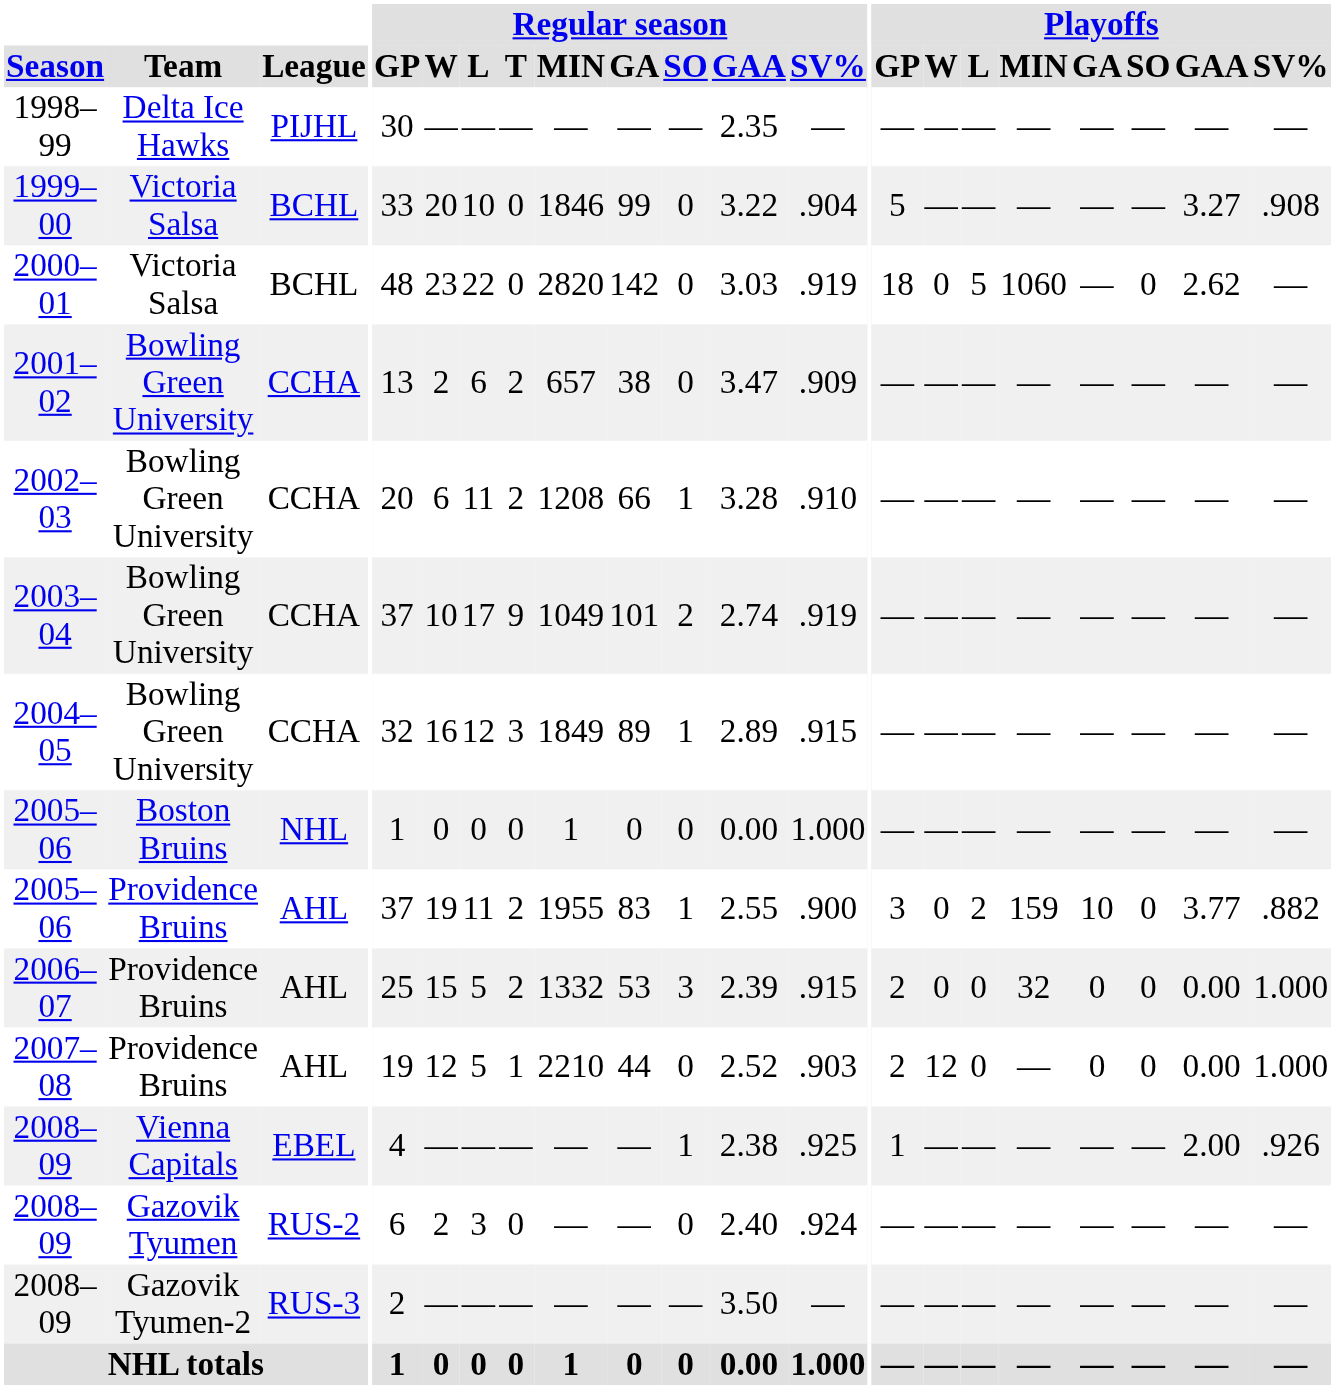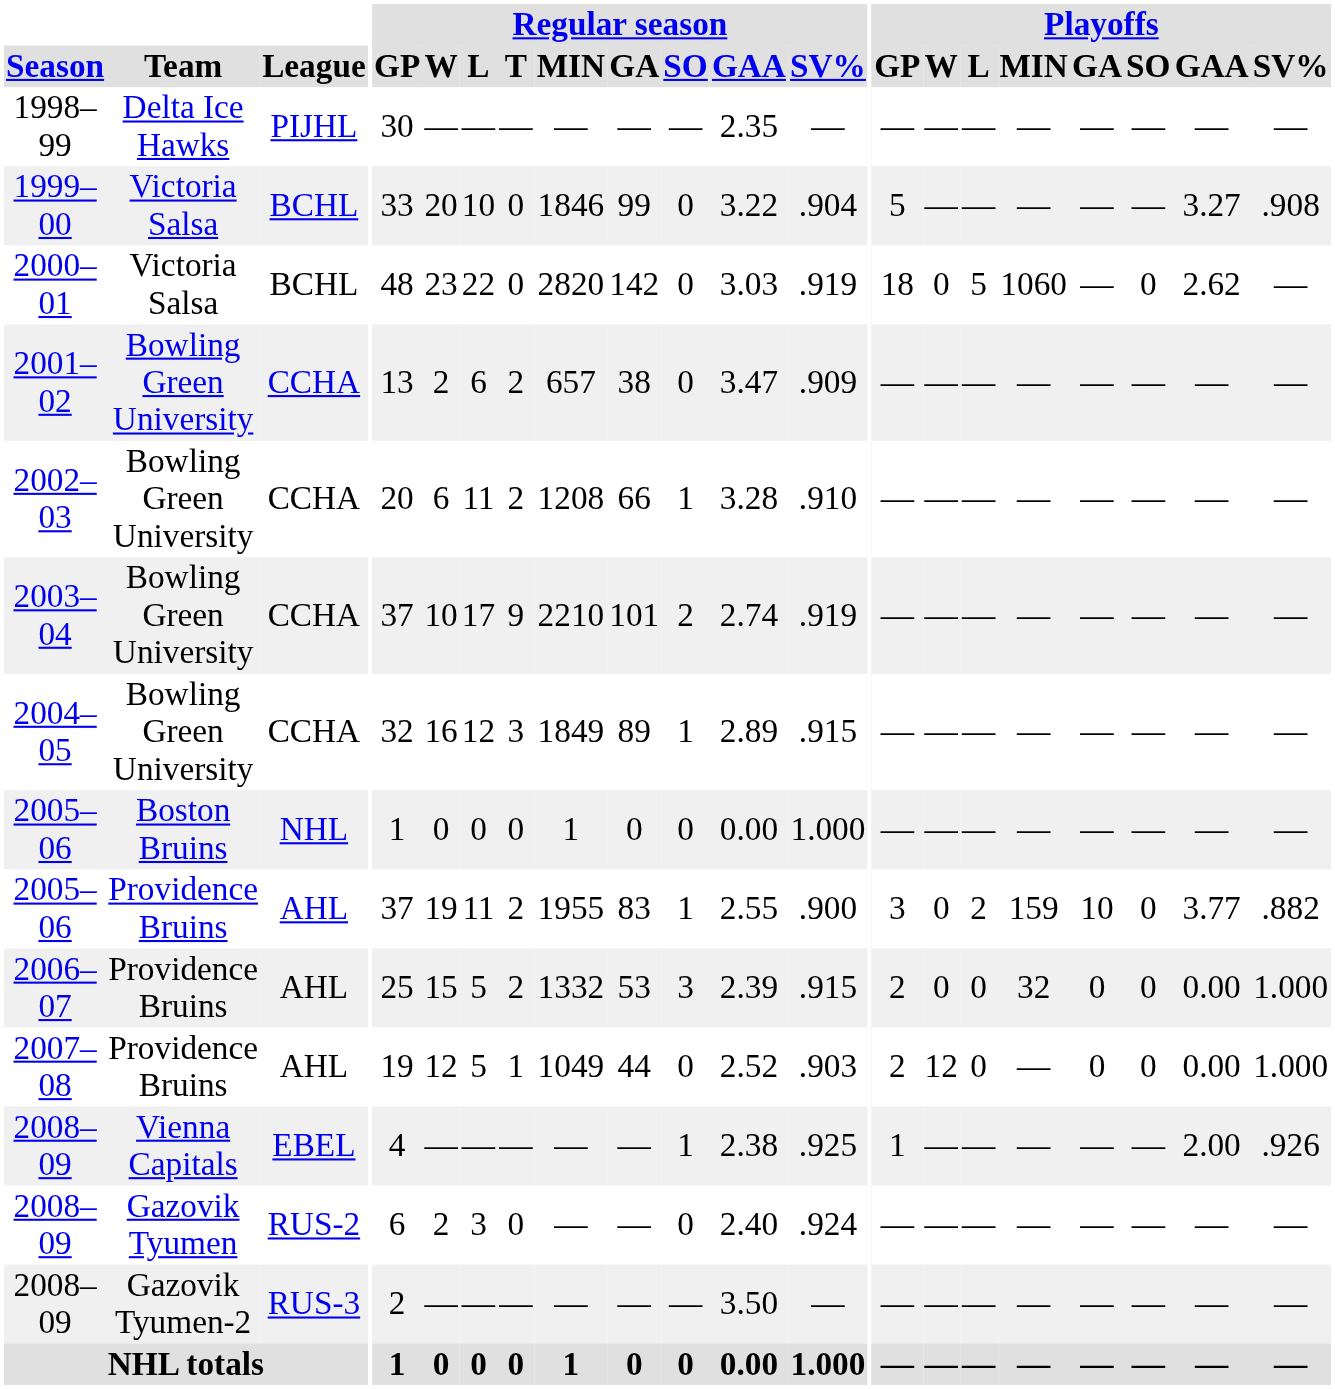(571, 614) 1049 -> (571, 614) 2210
(571, 1066) 2210 -> (571, 1066) 1049
